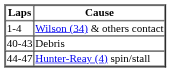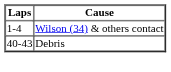- row: (93, 58)
